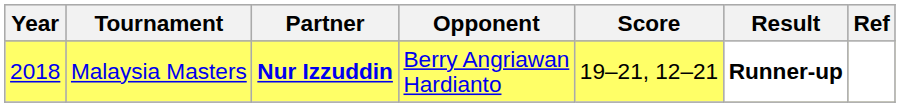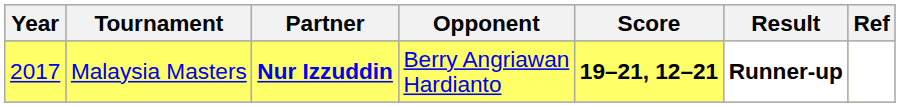(35, 71) 2018 -> (35, 71) 2017
(649, 71) normal -> (649, 71) bold
